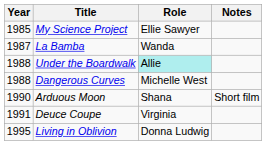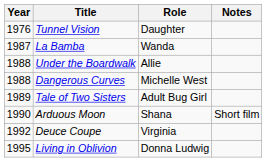+ row: (68, 30)
- row: (81, 30)
(151, 64) paleturquoise background -> (151, 64) no background
+ row: (81, 98)
(19, 115) 1991 -> (19, 132) 1992
